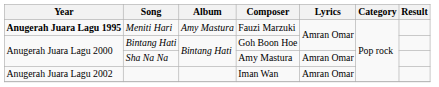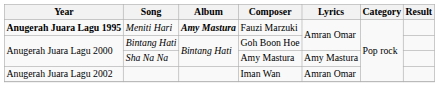(207, 27) normal -> (208, 27) bold
(328, 58) Amran Omar -> (331, 58) Amy Mastura
